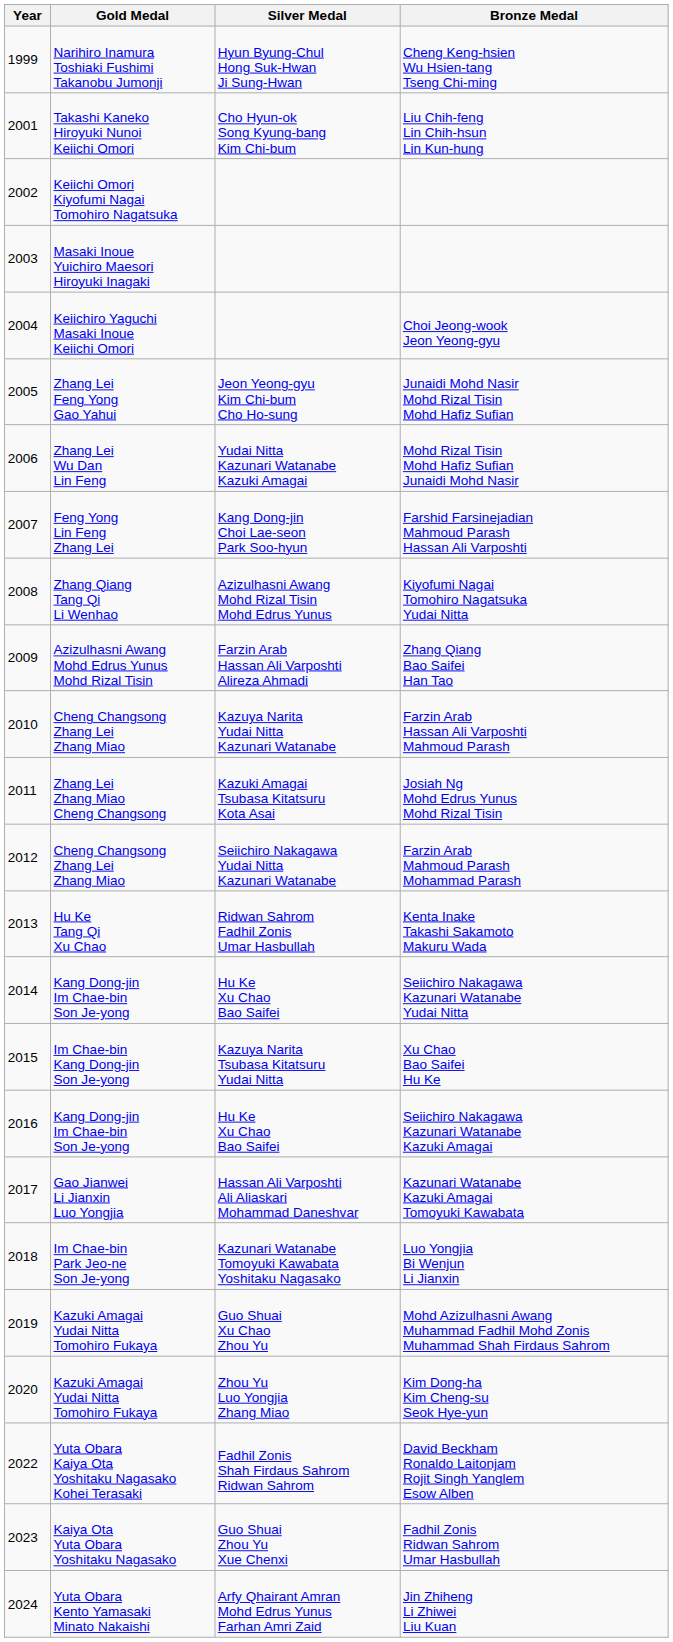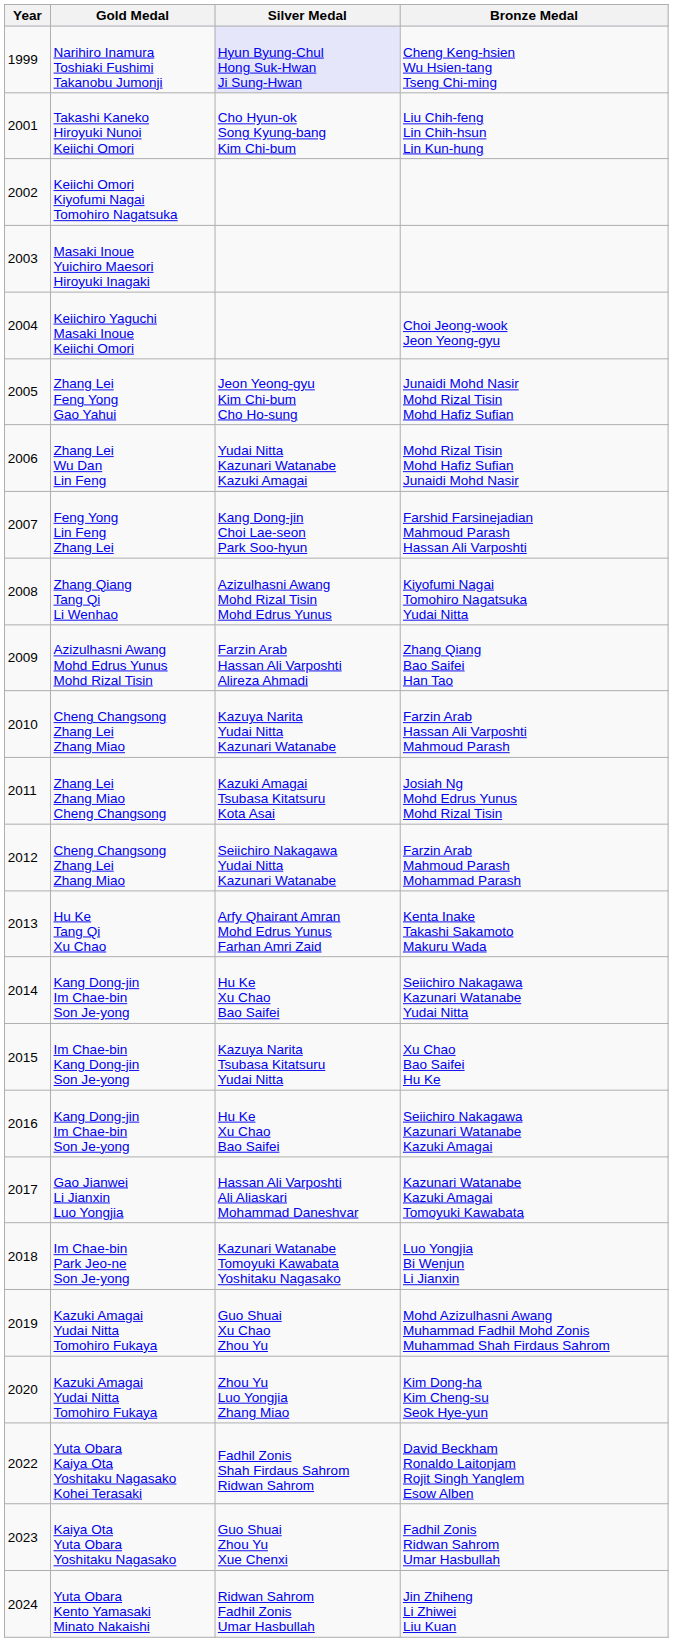(271, 67) no background -> (271, 67) lavender background
(266, 932) Ridwan Sahrom Fadhil Zonis Umar Hasbullah -> (279, 932) Arfy Qhairant Amran Mohd Edrus Yunus Farhan Amri Zaid
(279, 1612) Arfy Qhairant Amran Mohd Edrus Yunus Farhan Amri Zaid -> (266, 1612) Ridwan Sahrom Fadhil Zonis Umar Hasbullah
